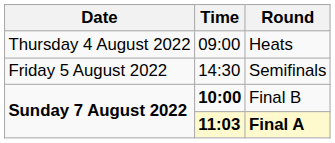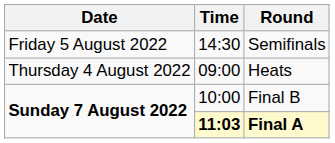rows swapped: (271, 44) <-> (288, 71)
(220, 97) bold -> (219, 97) normal
